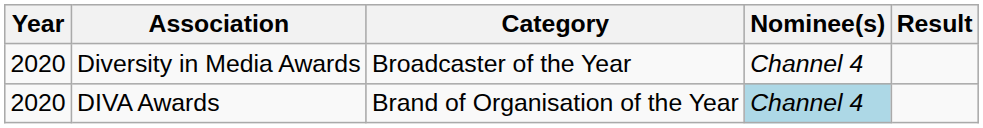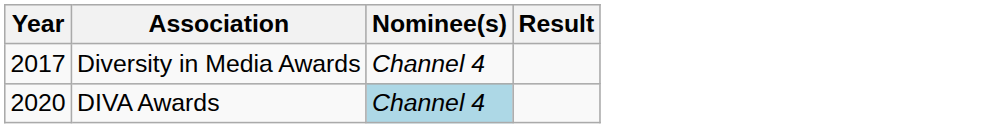- column: (555, 24)
(38, 63) 2020 -> (38, 63) 2017
